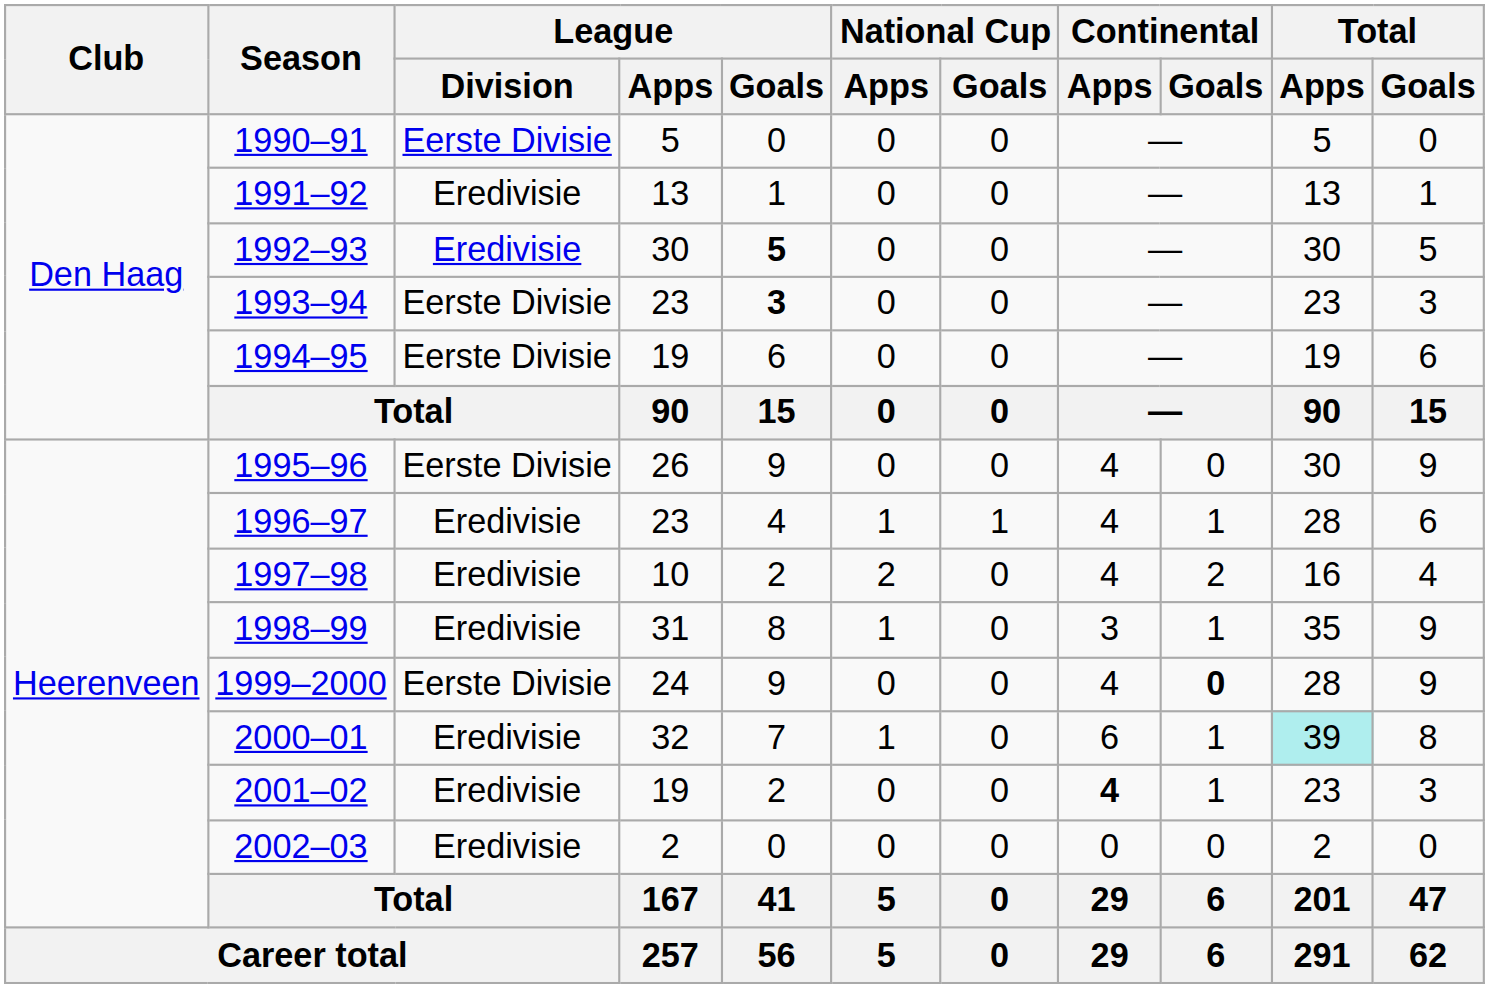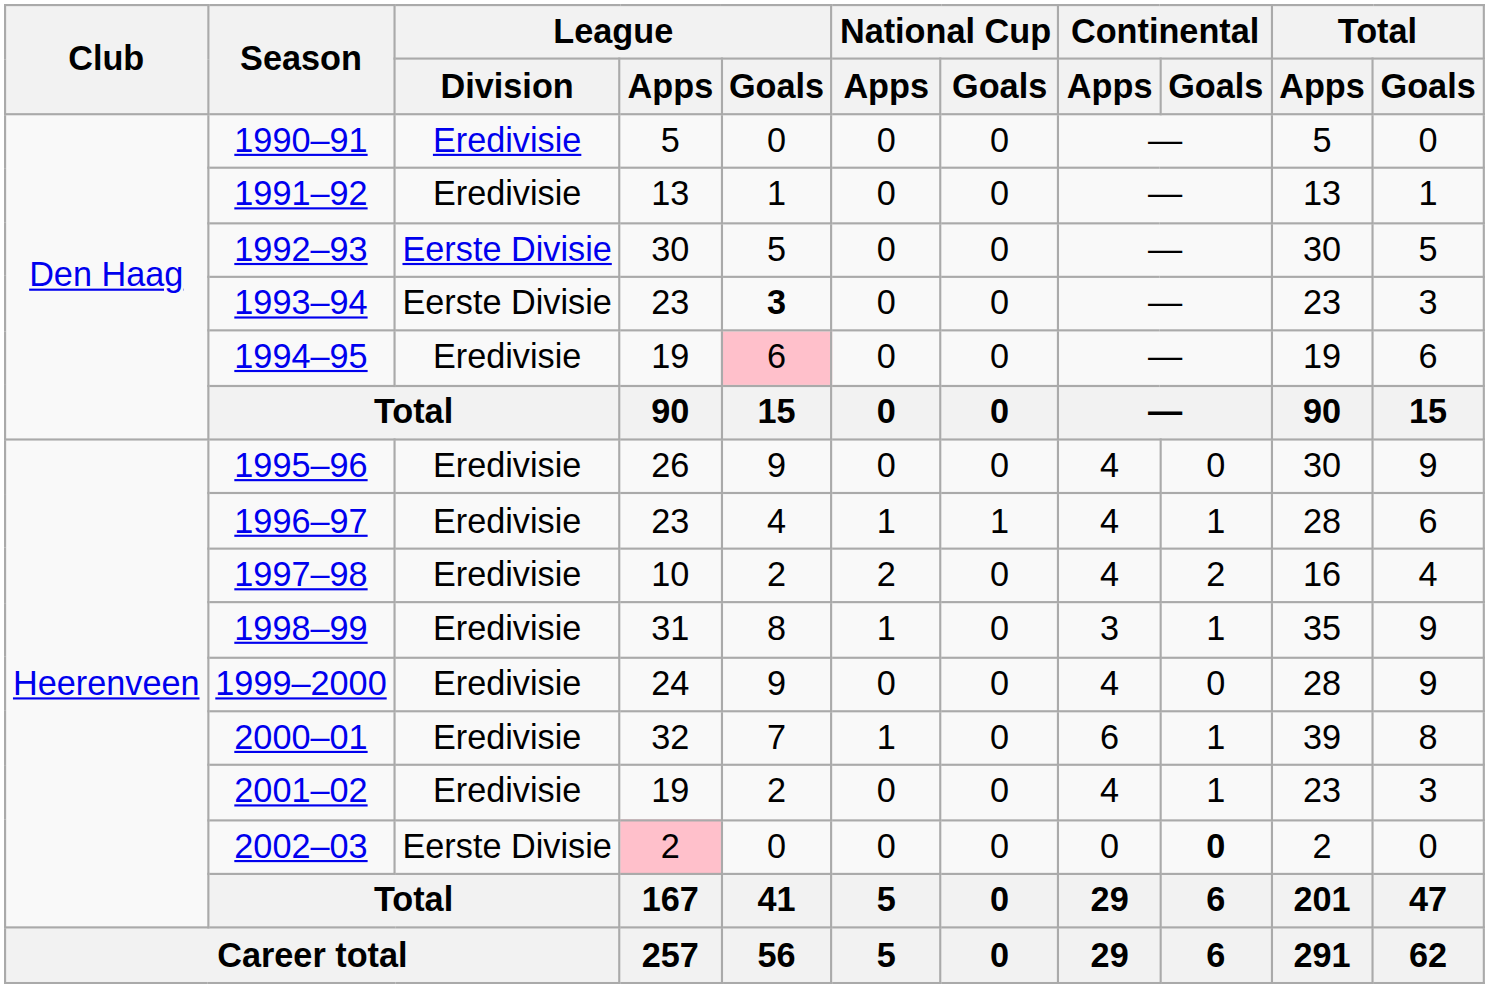(507, 140) Eerste Divisie -> (507, 140) Eredivisie
(507, 248) Eredivisie -> (507, 248) Eerste Divisie
(777, 248) bold -> (777, 248) normal
(507, 357) Eerste Divisie -> (507, 357) Eredivisie
(777, 357) no background -> (777, 357) pink background
(507, 466) Eerste Divisie -> (507, 466) Eredivisie
(507, 683) Eerste Divisie -> (507, 683) Eredivisie
(1216, 683) bold -> (1216, 683) normal
(1322, 737) paleturquoise background -> (1322, 737) no background
(1110, 791) bold -> (1110, 791) normal
(507, 846) Eredivisie -> (507, 846) Eerste Divisie
(670, 846) no background -> (670, 846) pink background
(1216, 846) normal -> (1216, 846) bold
